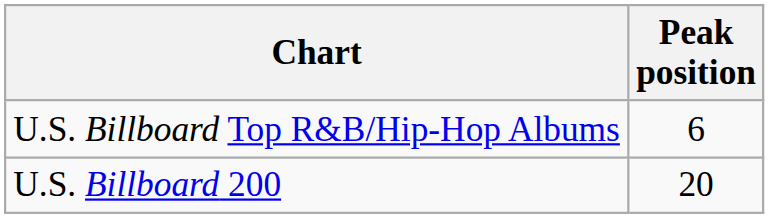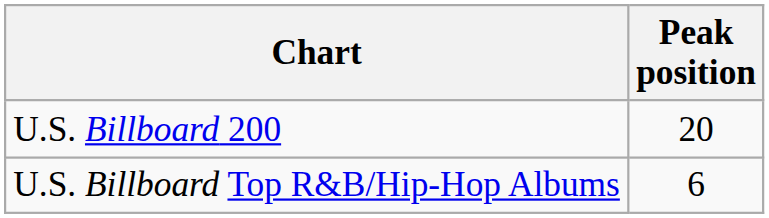rows swapped: (147, 184) <-> (317, 128)
